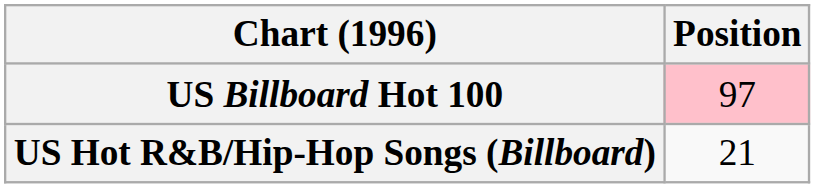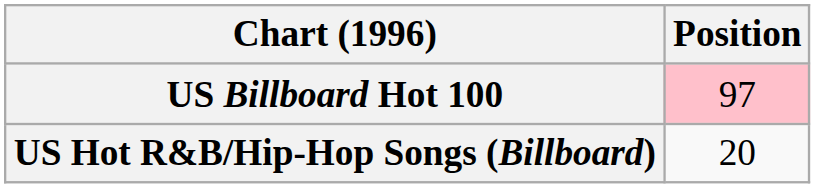(737, 152) 21 -> (737, 152) 20
